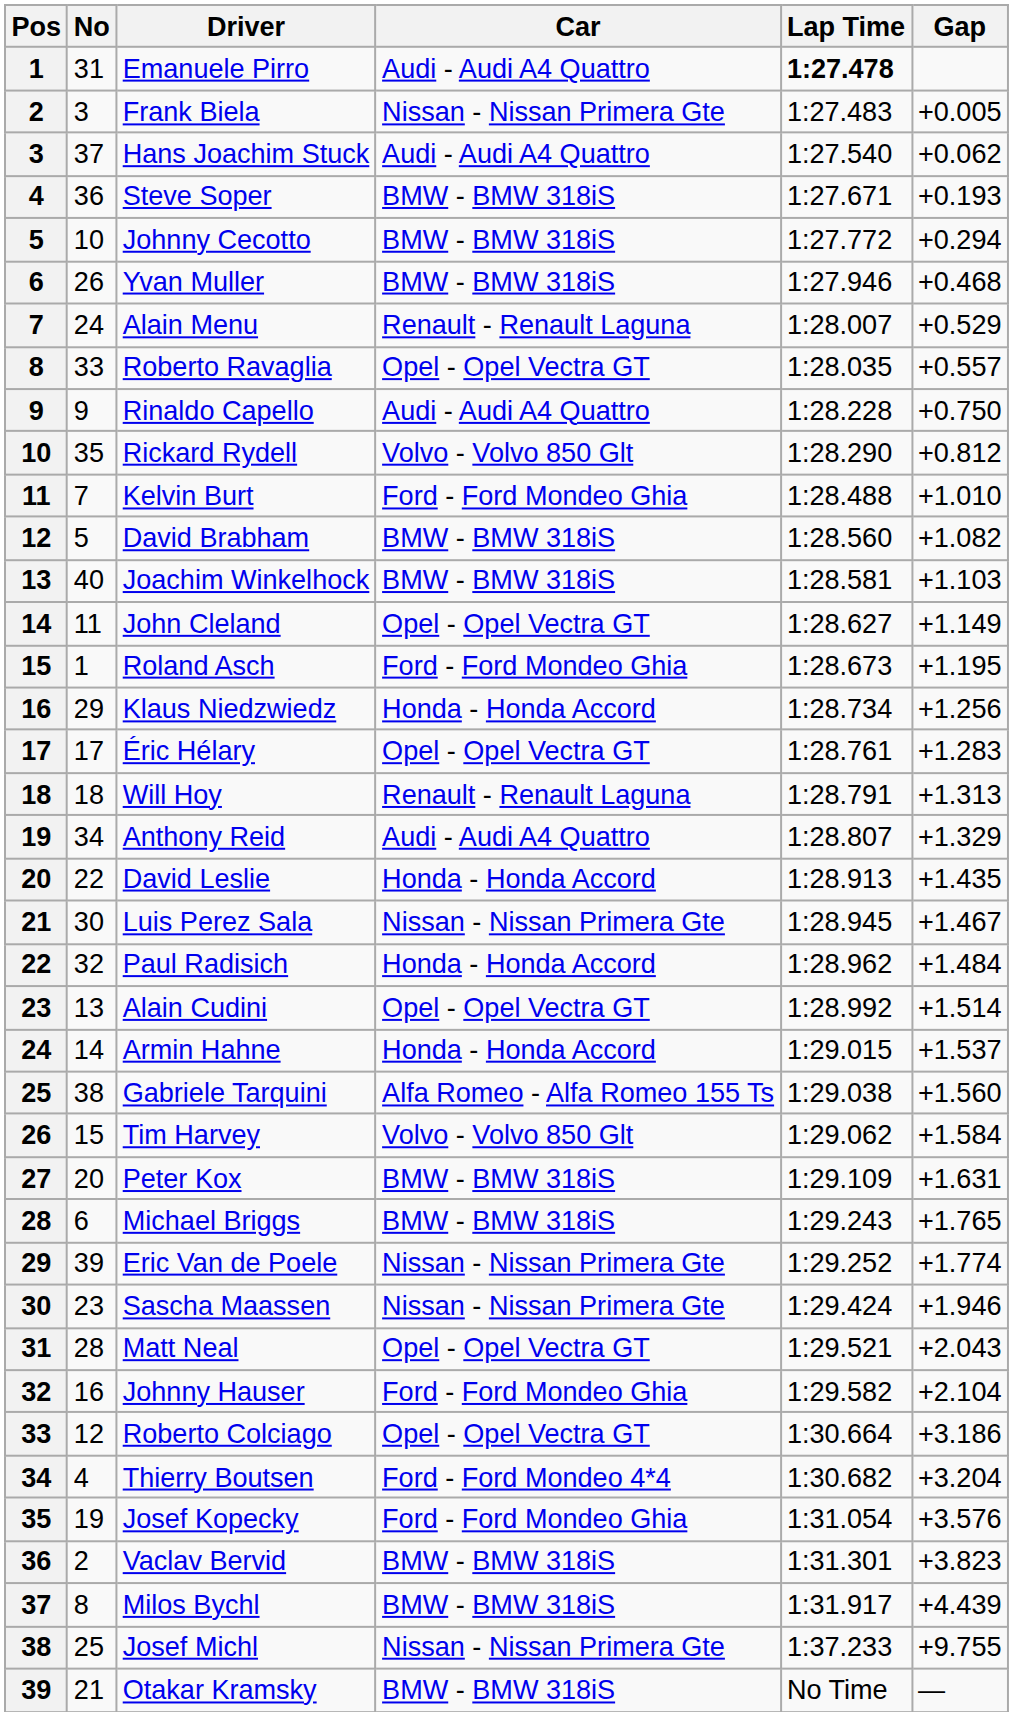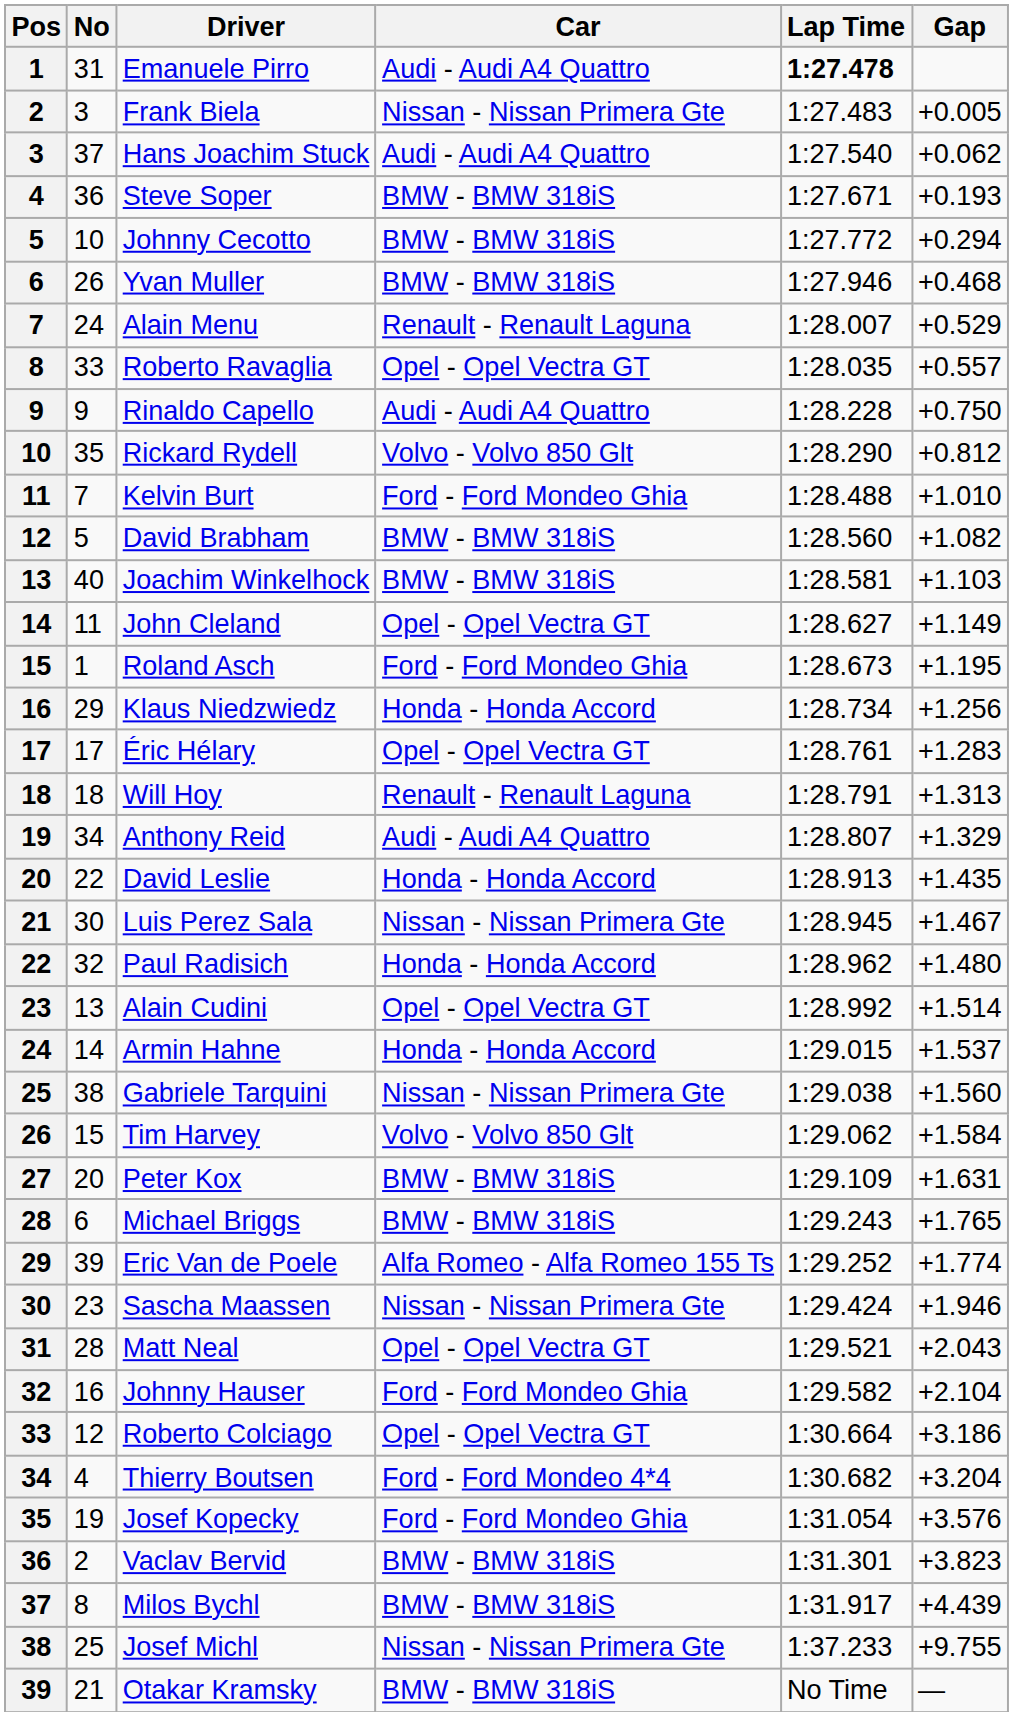(960, 964) +1.484 -> (960, 964) +1.480
(578, 1092) Alfa Romeo - Alfa Romeo 155 Ts -> (554, 1092) Nissan - Nissan Primera Gte
(554, 1263) Nissan - Nissan Primera Gte -> (578, 1263) Alfa Romeo - Alfa Romeo 155 Ts
